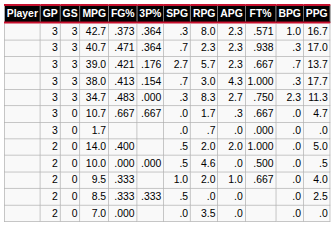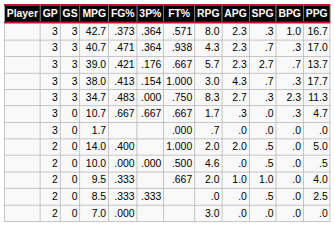columns swapped: (261, 14) <-> (177, 14)
(208, 48) 2.3 -> (212, 48) 4.3
(297, 114) .0 -> (297, 114) .3
(208, 213) 3.5 -> (212, 213) 3.0
